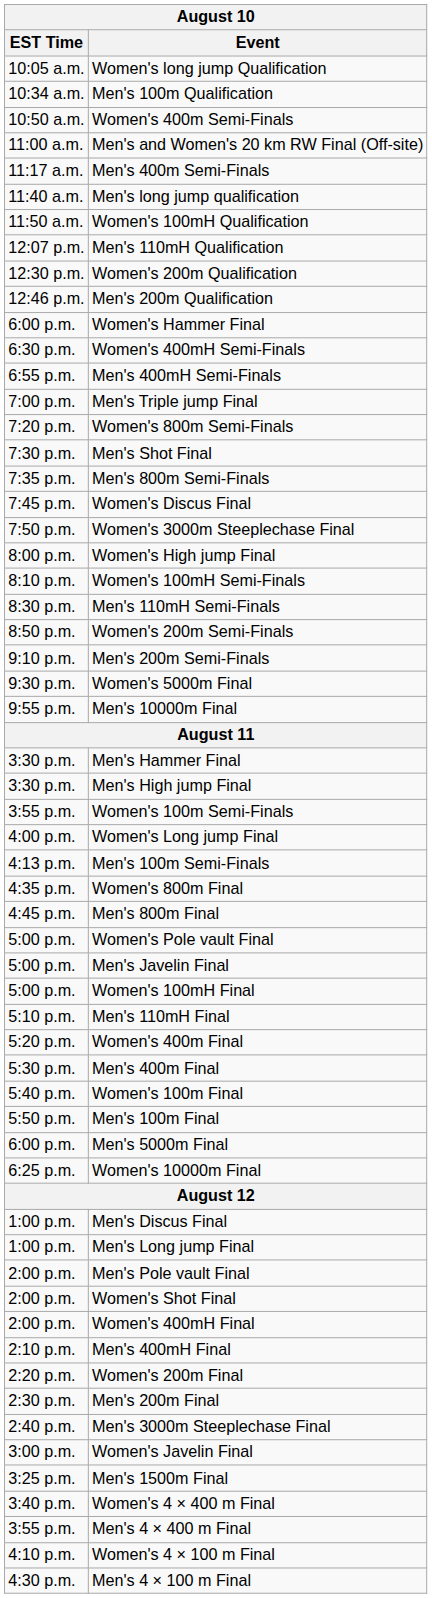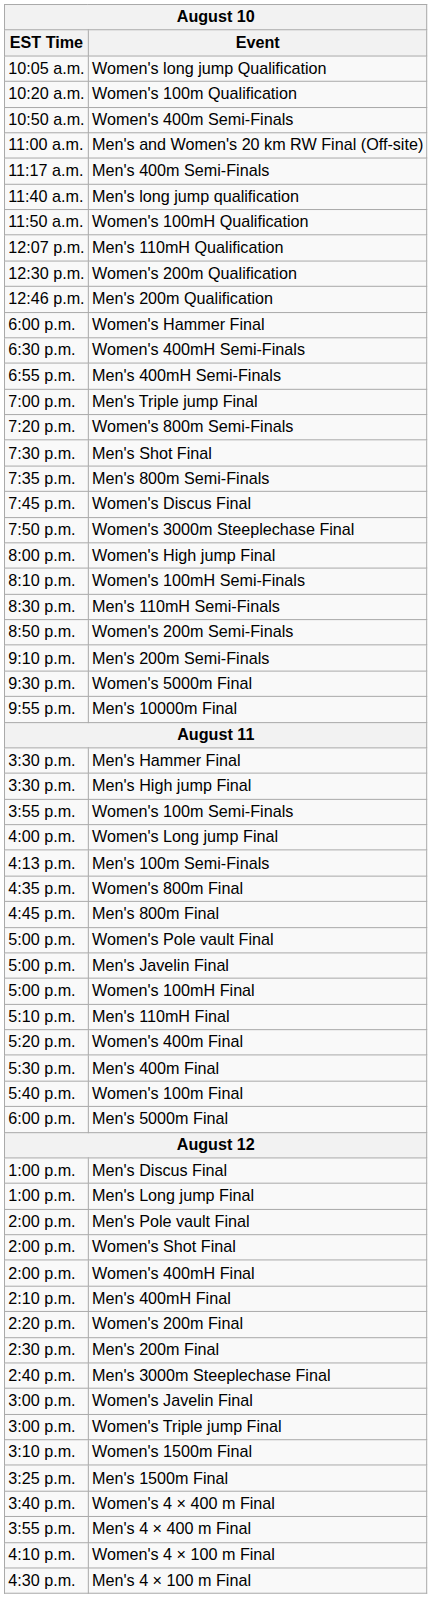+ row: (194, 94)
- row: (183, 94)
- row: (156, 1119)
- row: (177, 1170)
+ row: (187, 1426)
+ row: (172, 1452)
